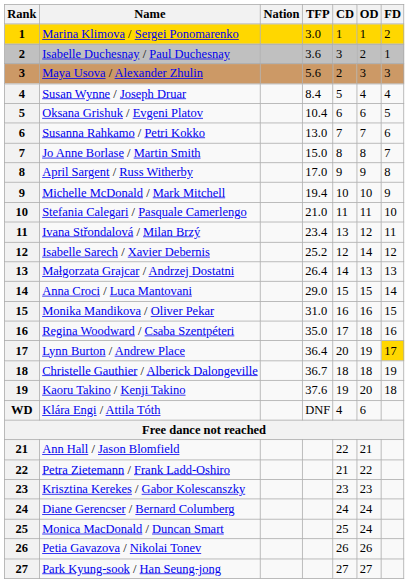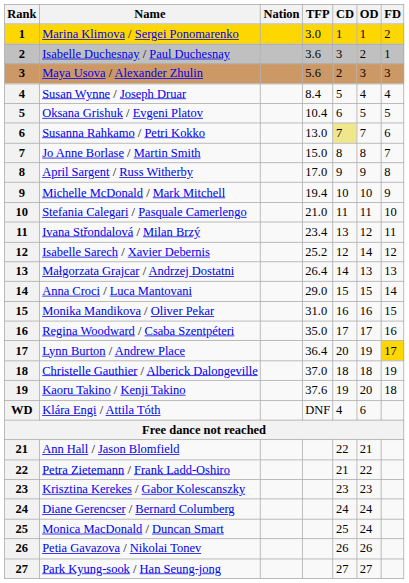(363, 113) 6 -> (363, 113) 5
(339, 133) no background -> (339, 133) khaki background
(366, 331) 18 -> (366, 331) 17
(316, 370) 36.7 -> (316, 370) 37.0
